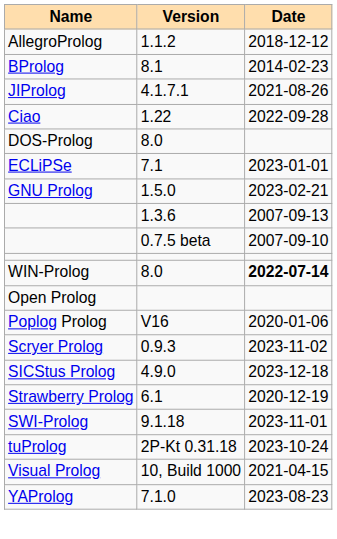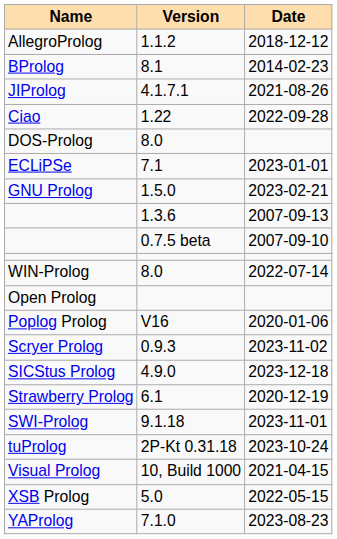(288, 272) bold -> (288, 272) normal
+ row: (49, 496)
